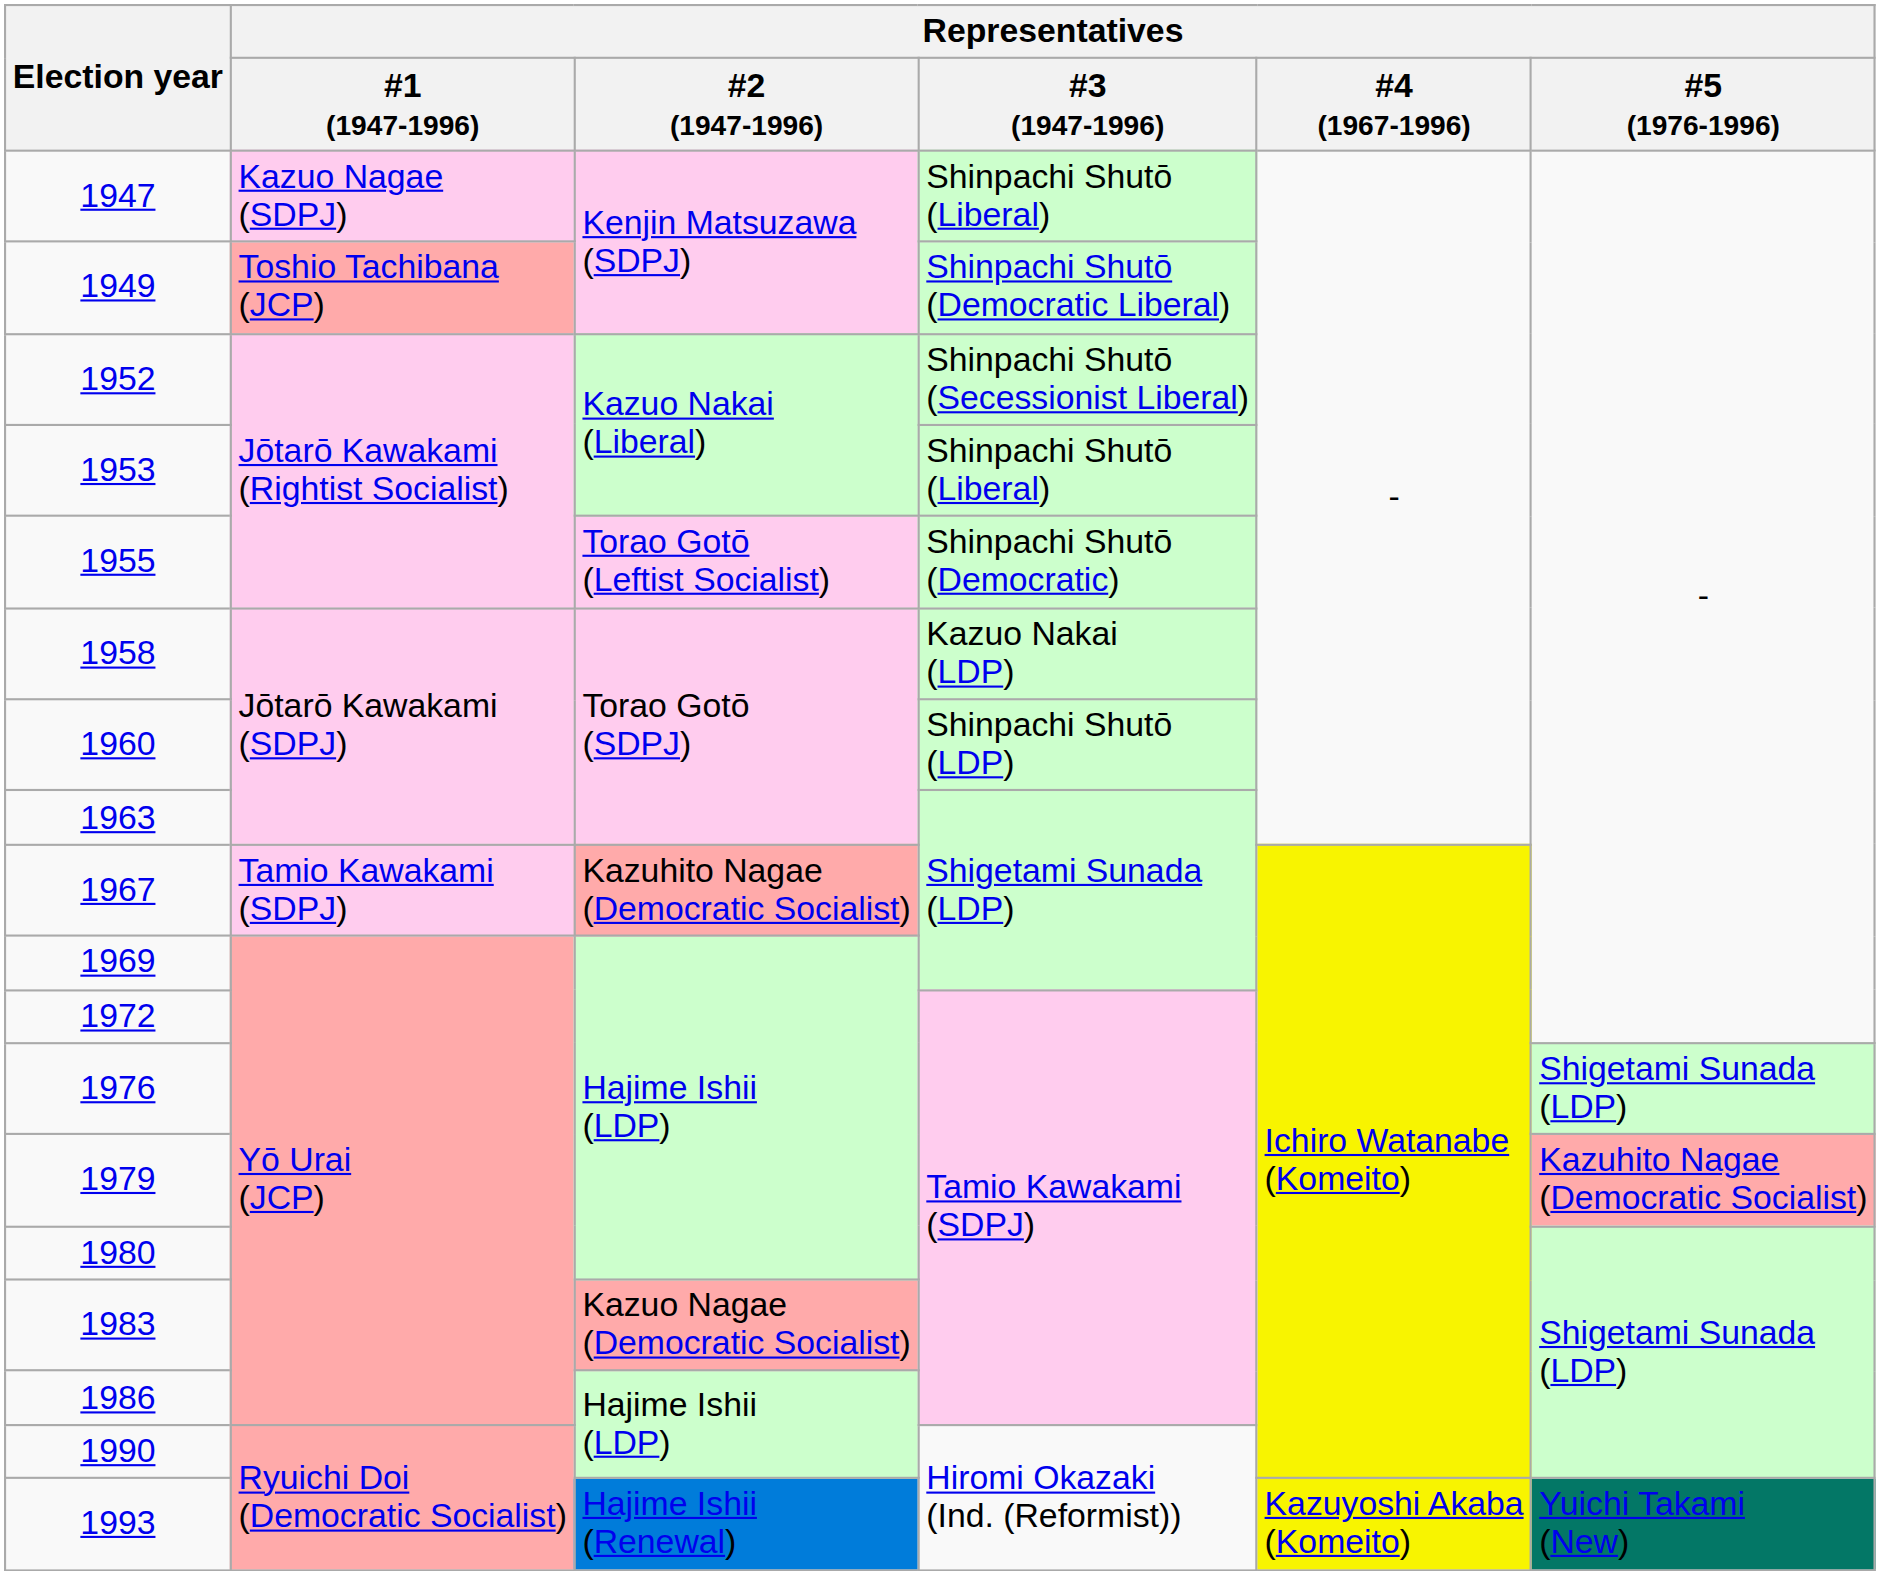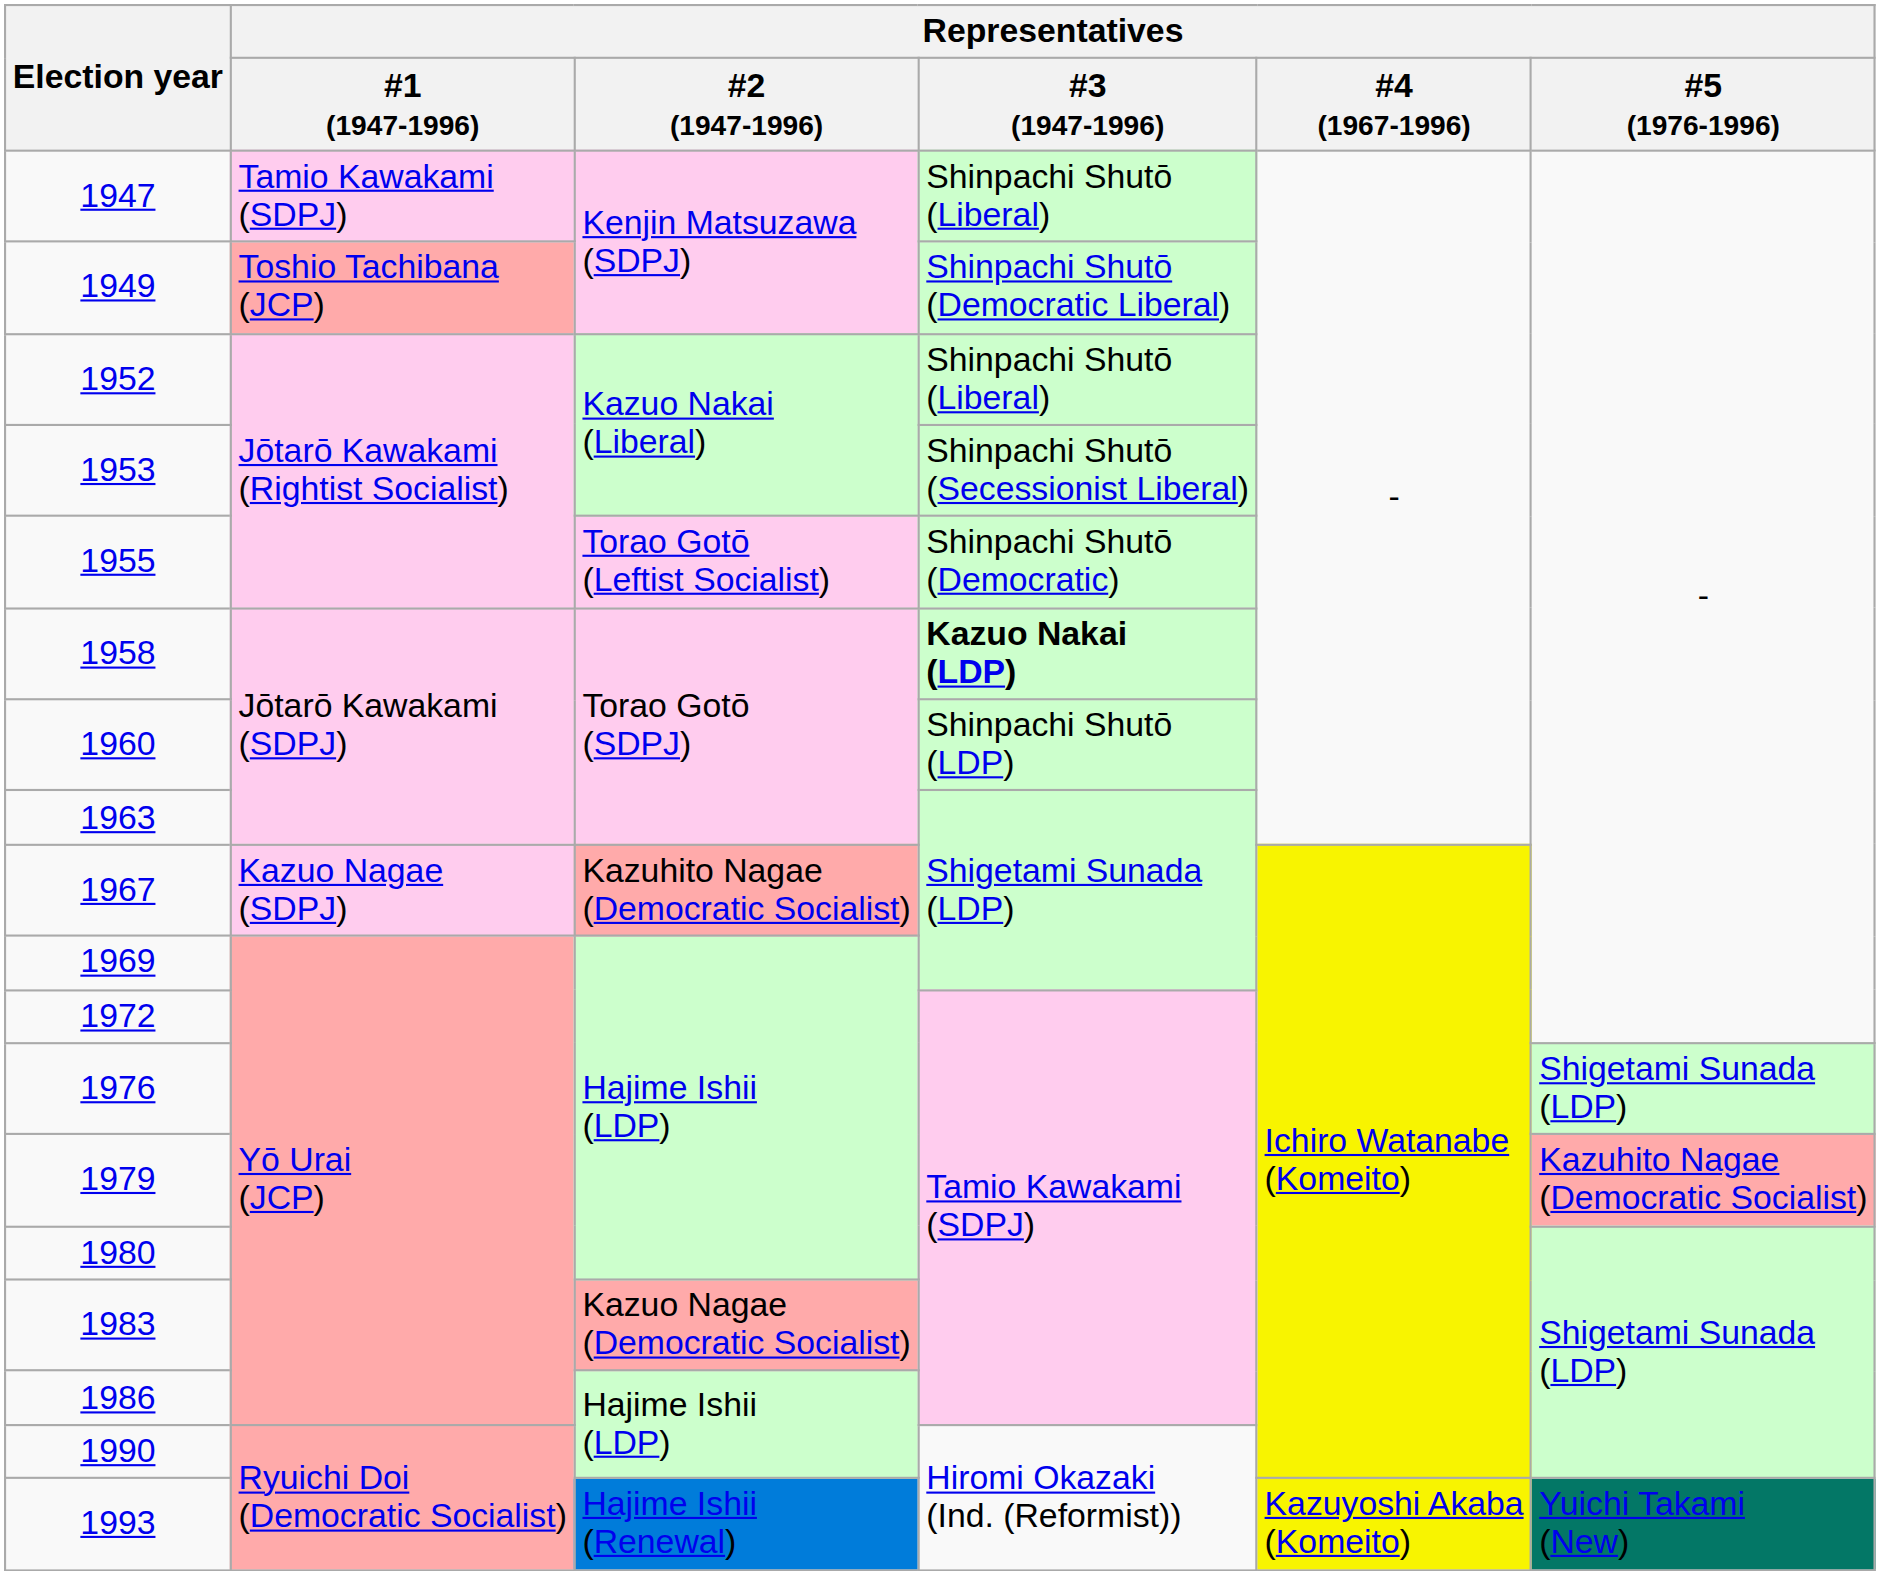(341, 195) Kazuo Nagae (SDPJ) -> (366, 195) Tamio Kawakami (SDPJ)
(1088, 378) Shinpachi Shutō (Secessionist Liberal) -> (1049, 378) Shinpachi Shutō (Liberal)
(1049, 469) Shinpachi Shutō (Liberal) -> (1088, 469) Shinpachi Shutō (Secessionist Liberal)
(1022, 652) normal -> (1027, 652) bold
(366, 889) Tamio Kawakami (SDPJ) -> (341, 889) Kazuo Nagae (SDPJ)
